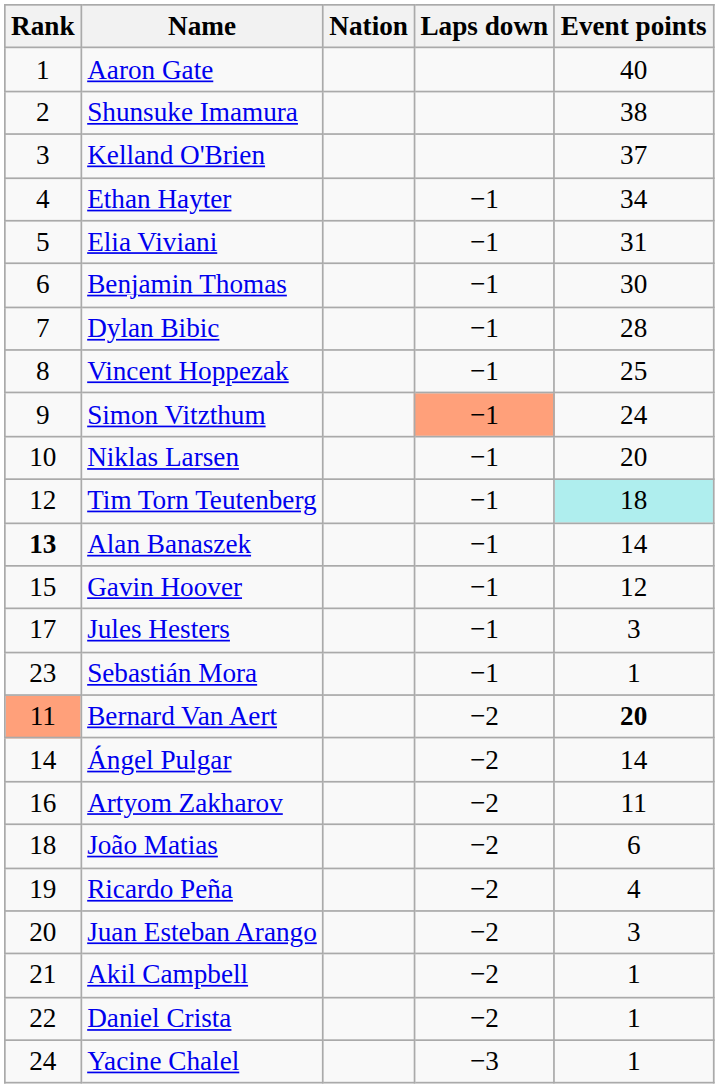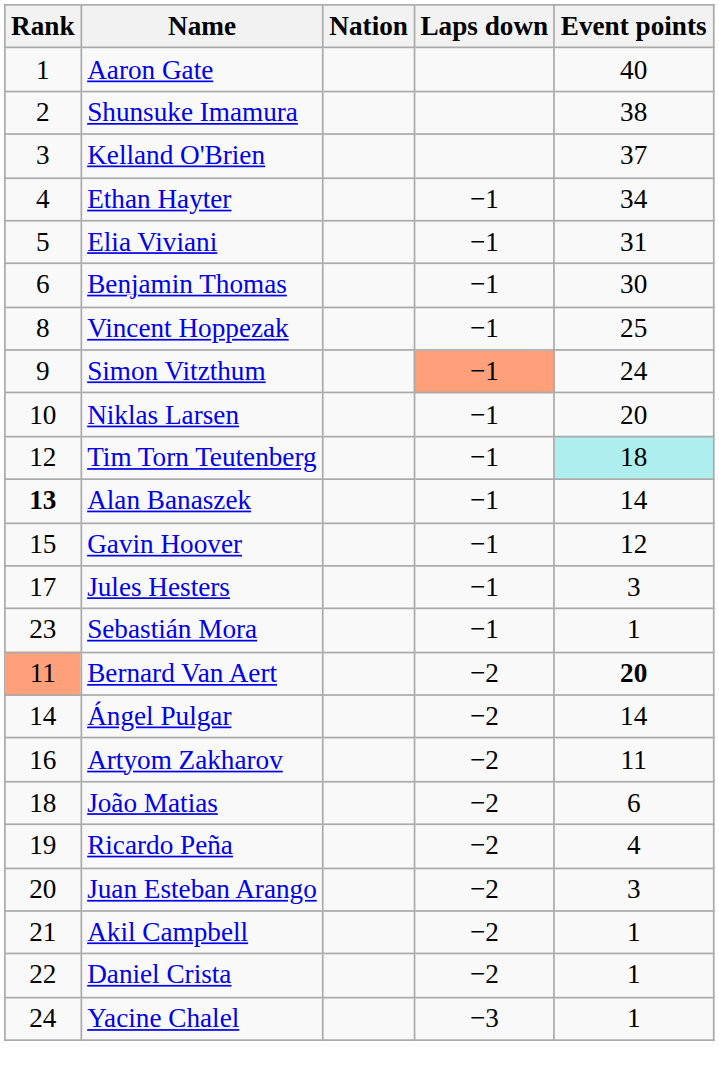- row: (153, 328)
